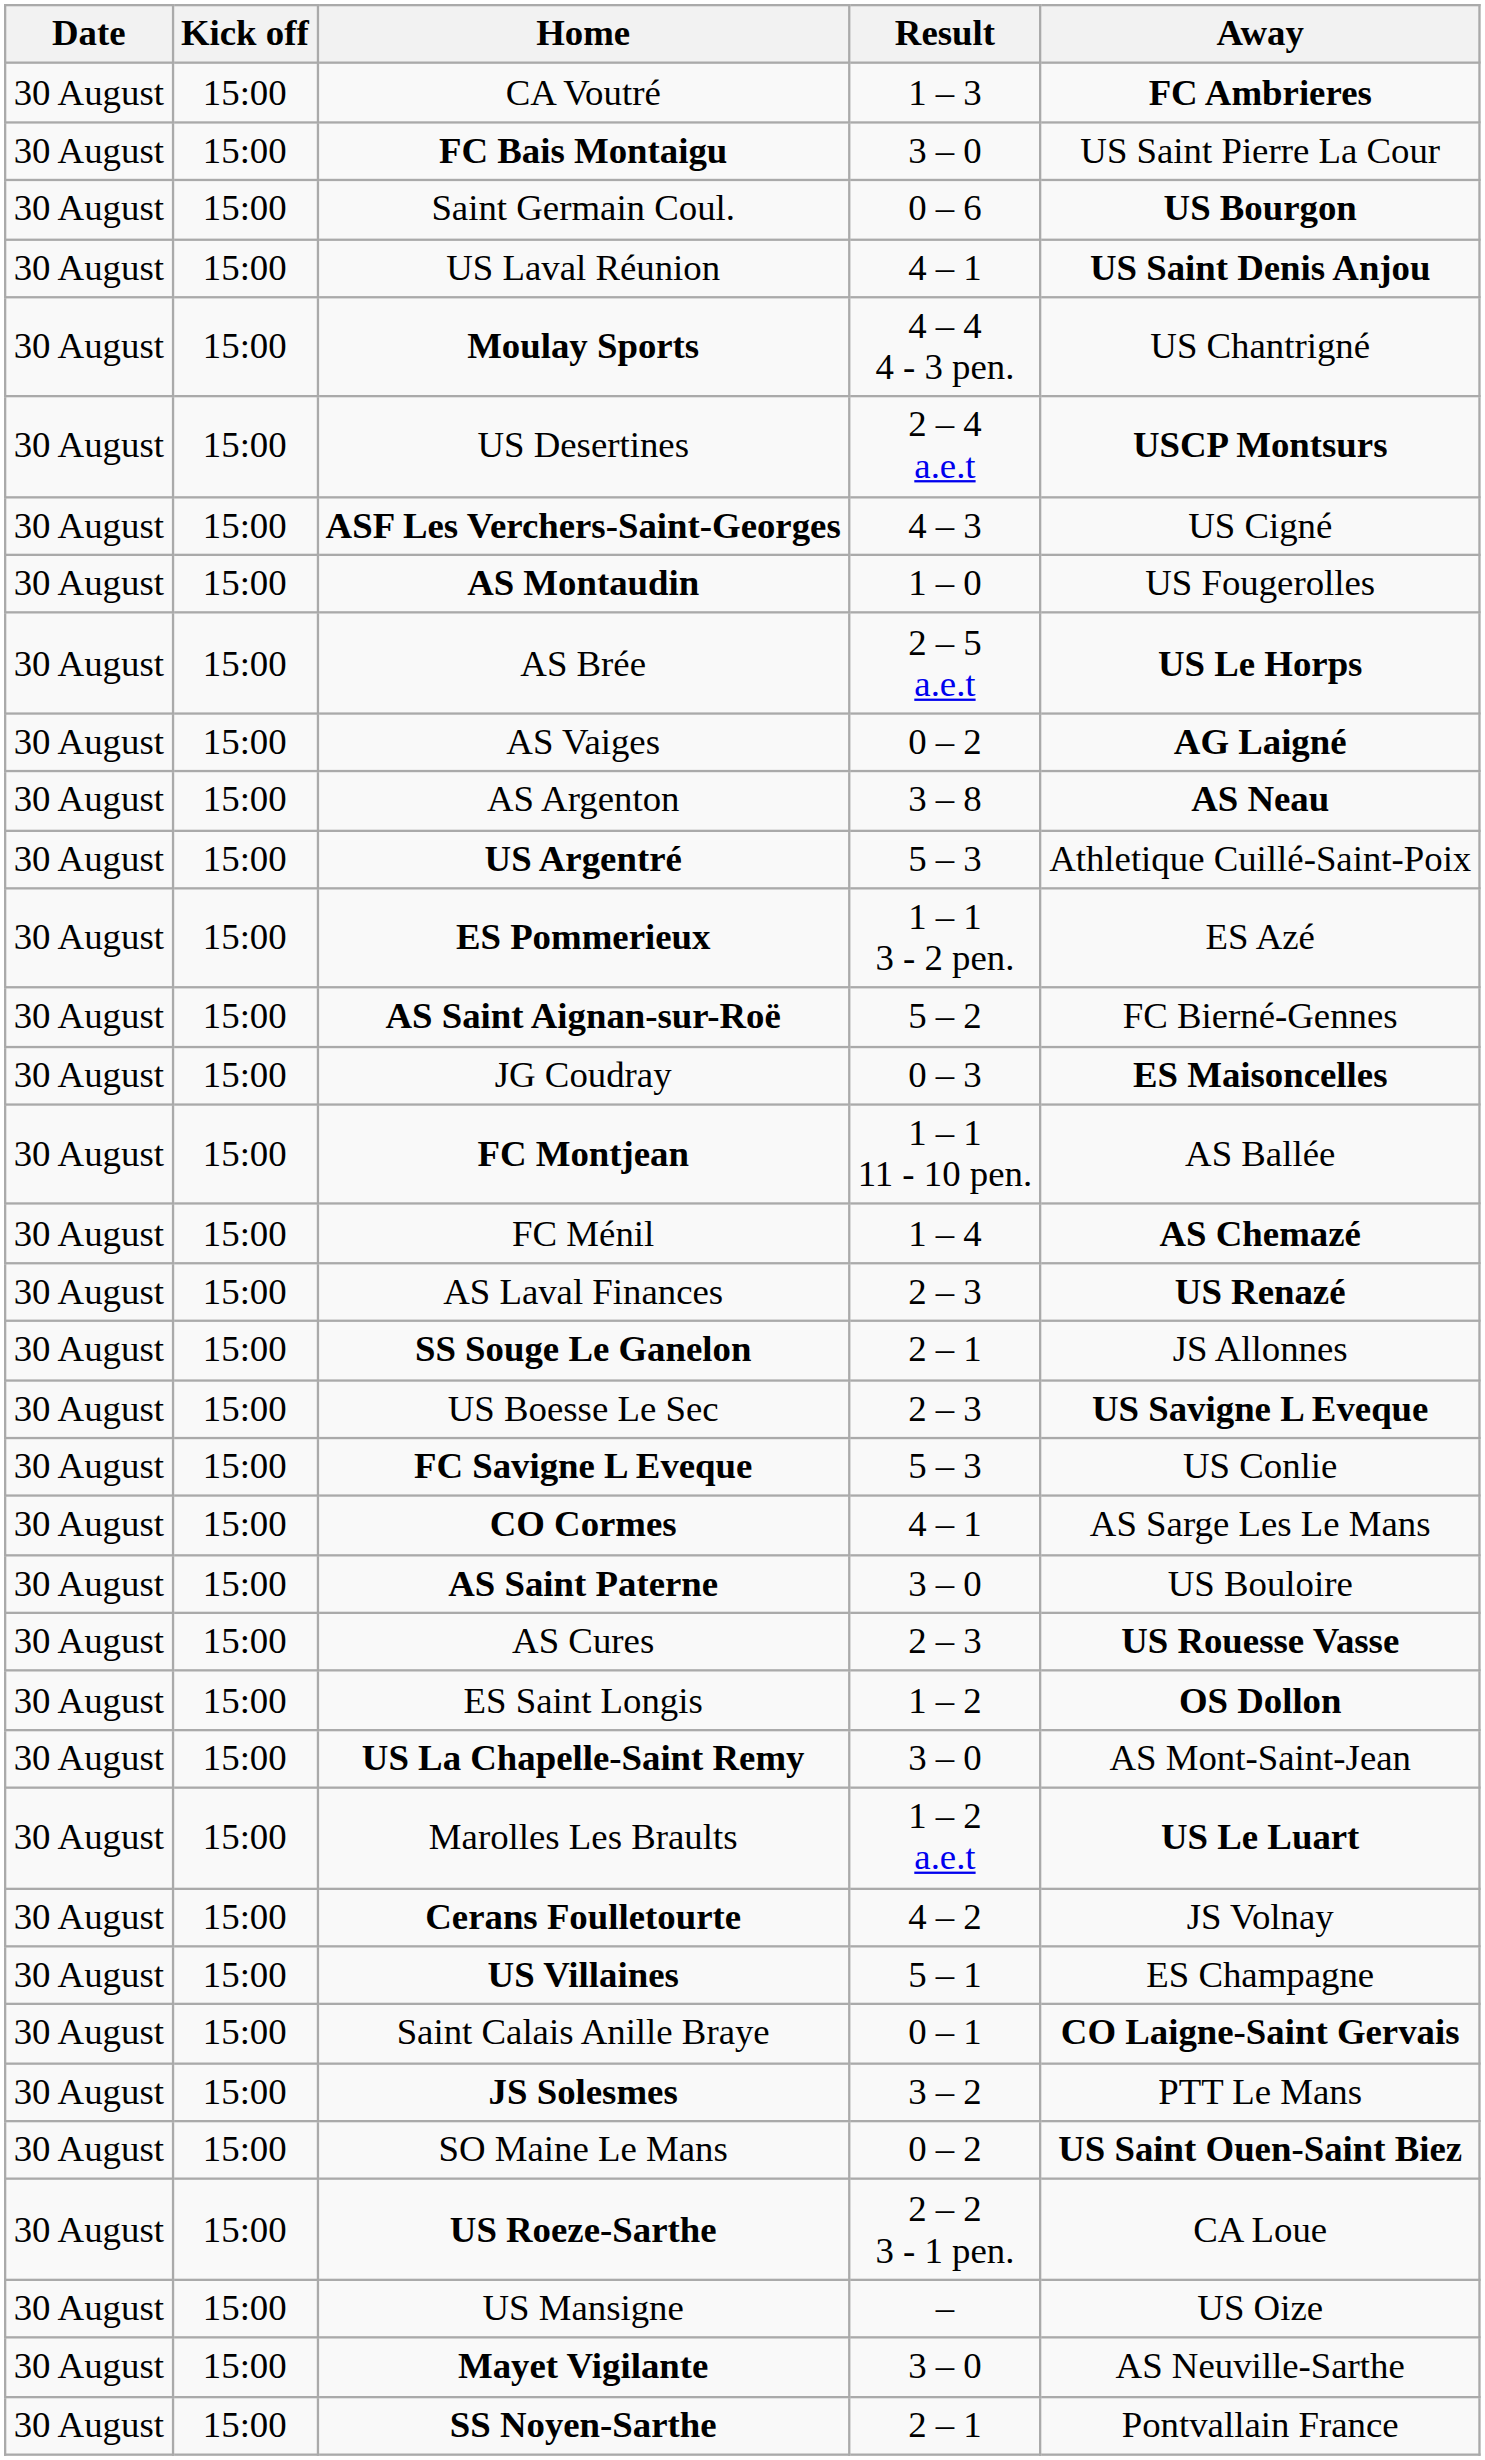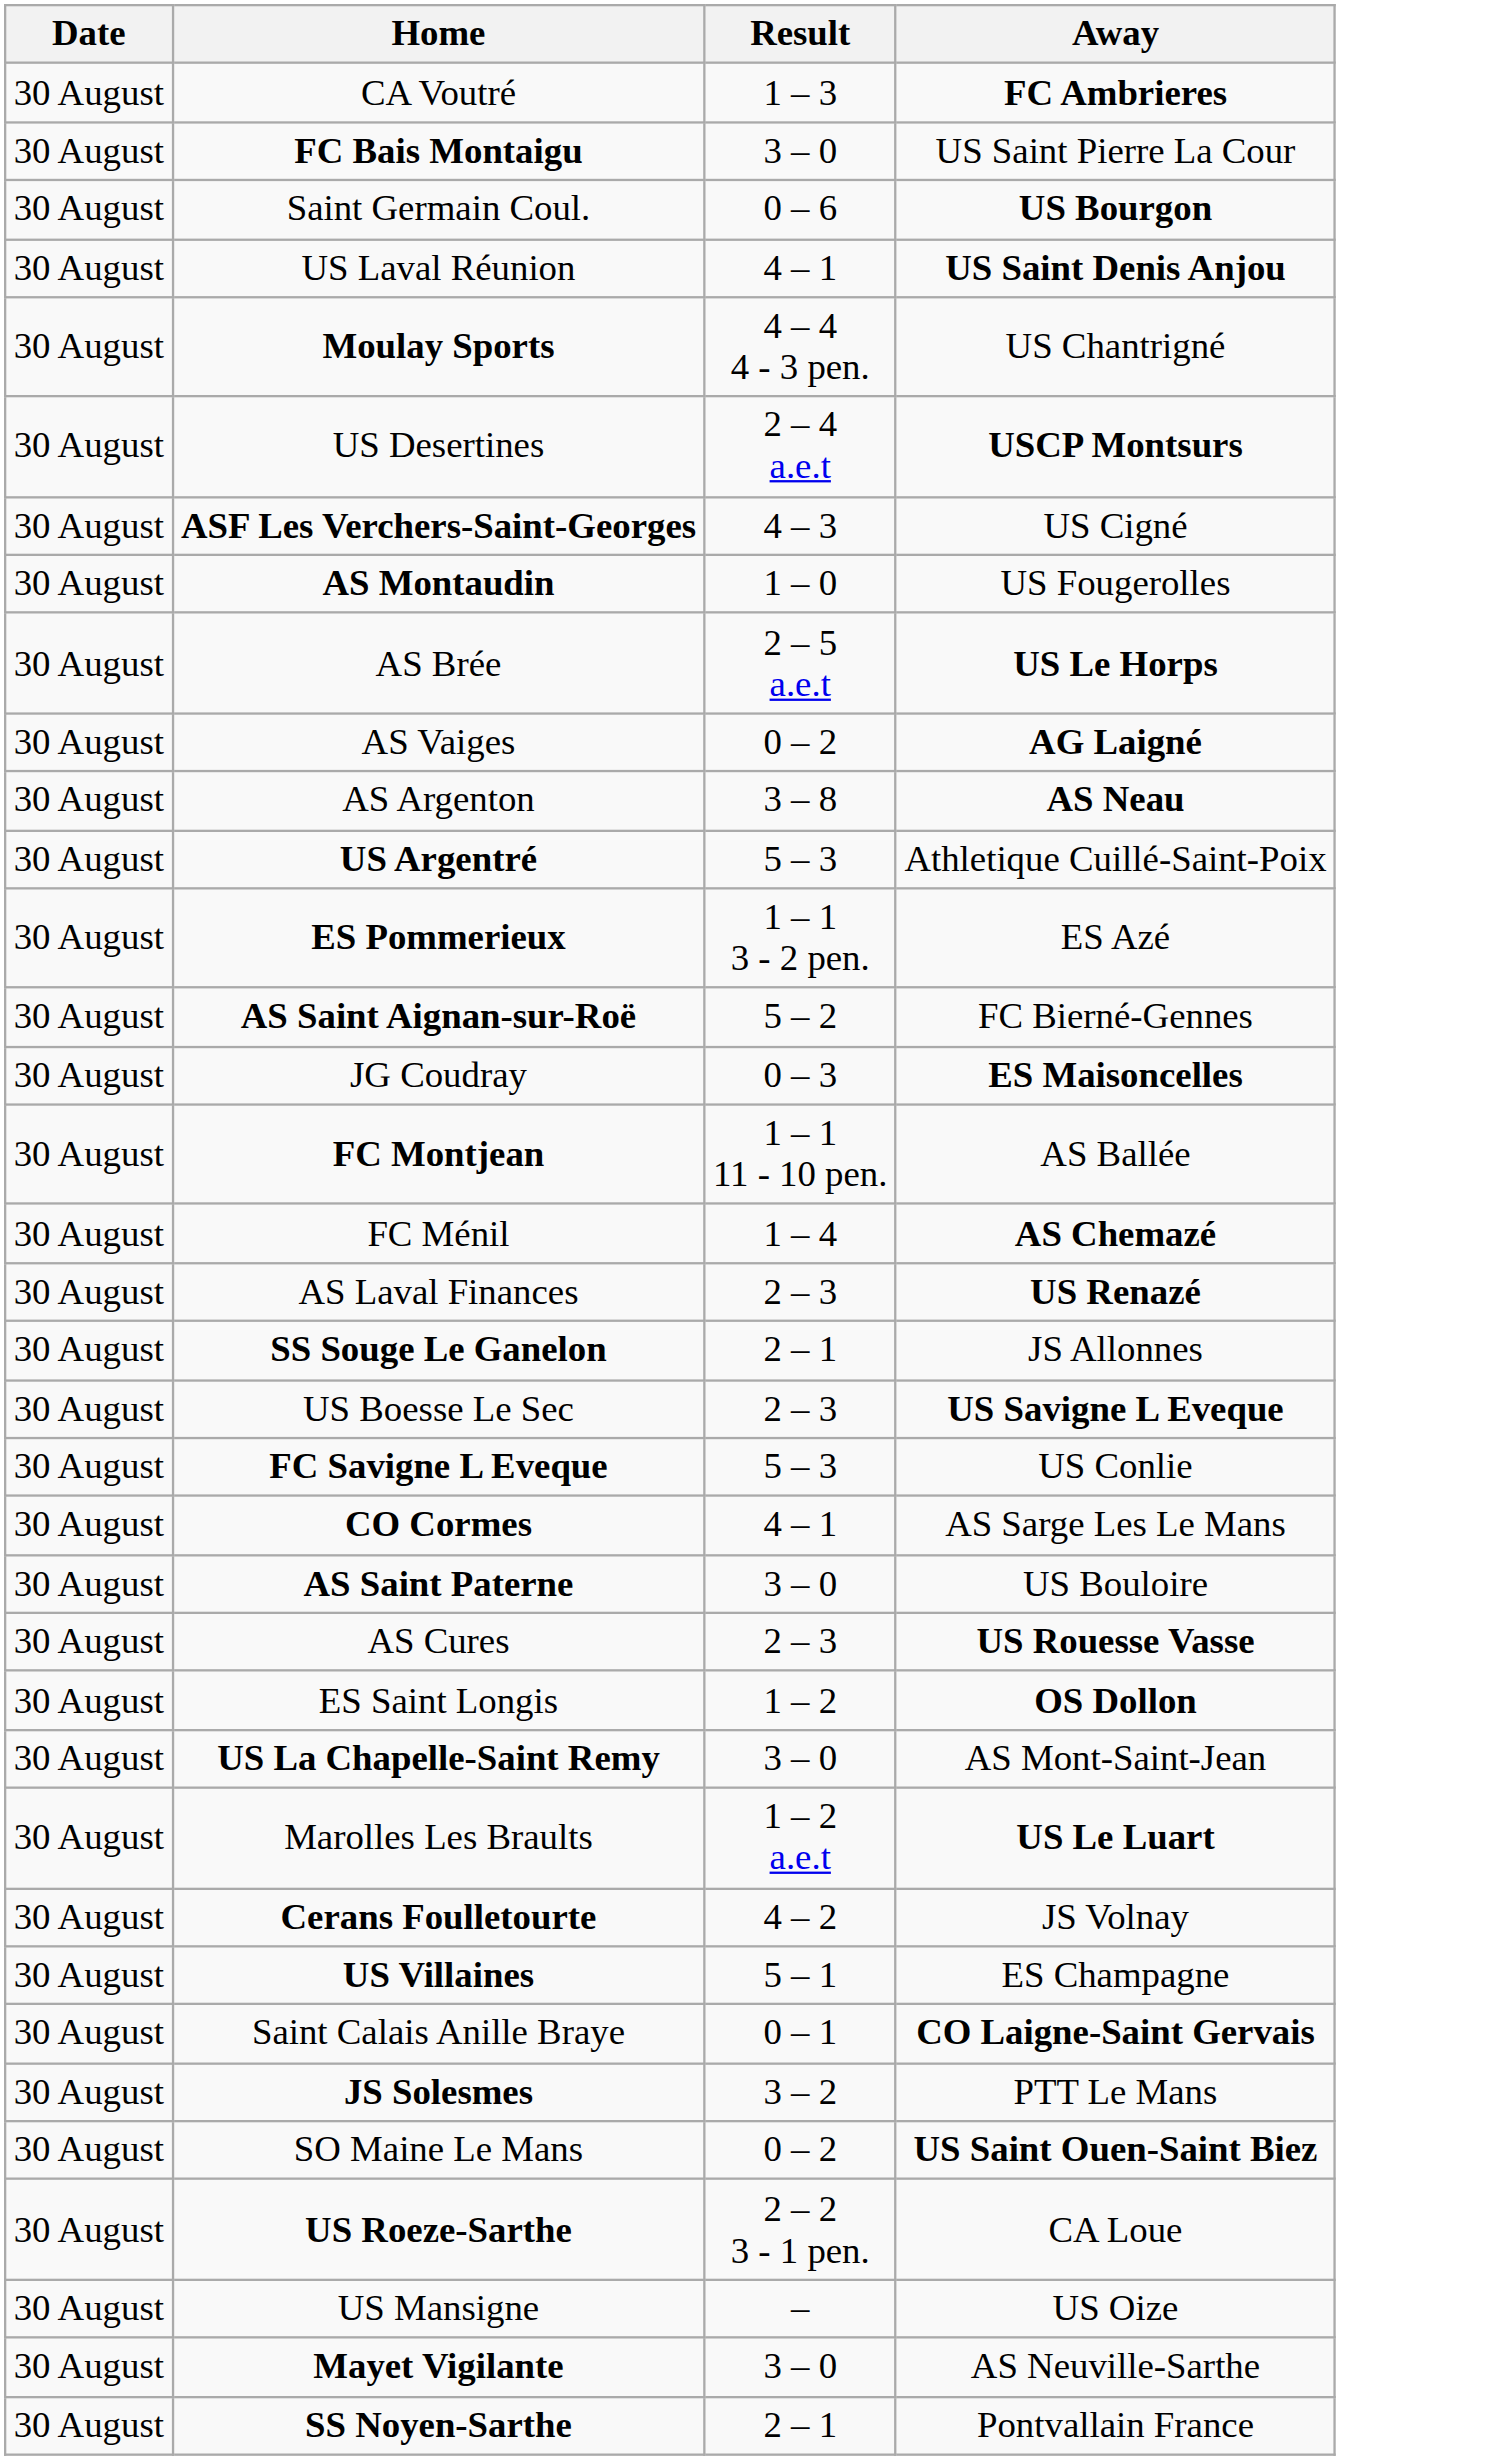- column: (245, 33)
